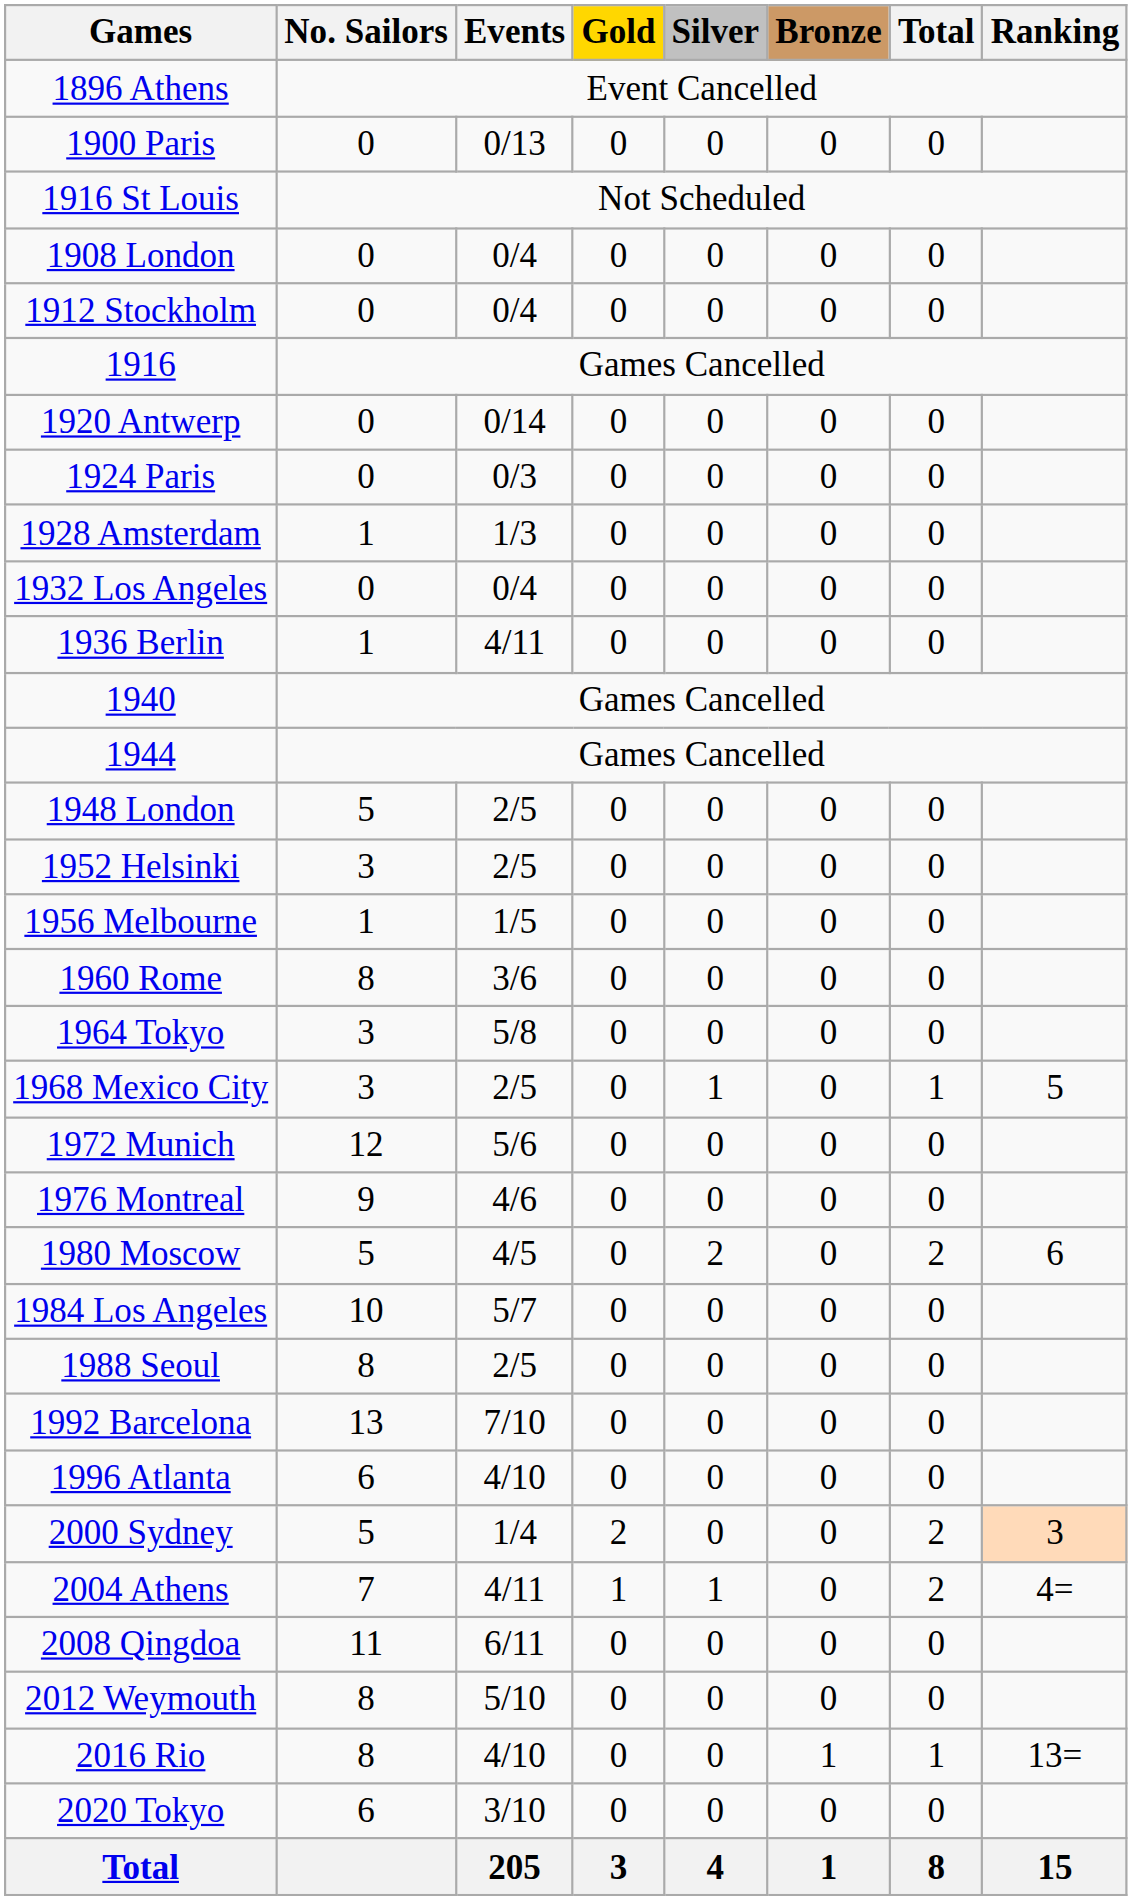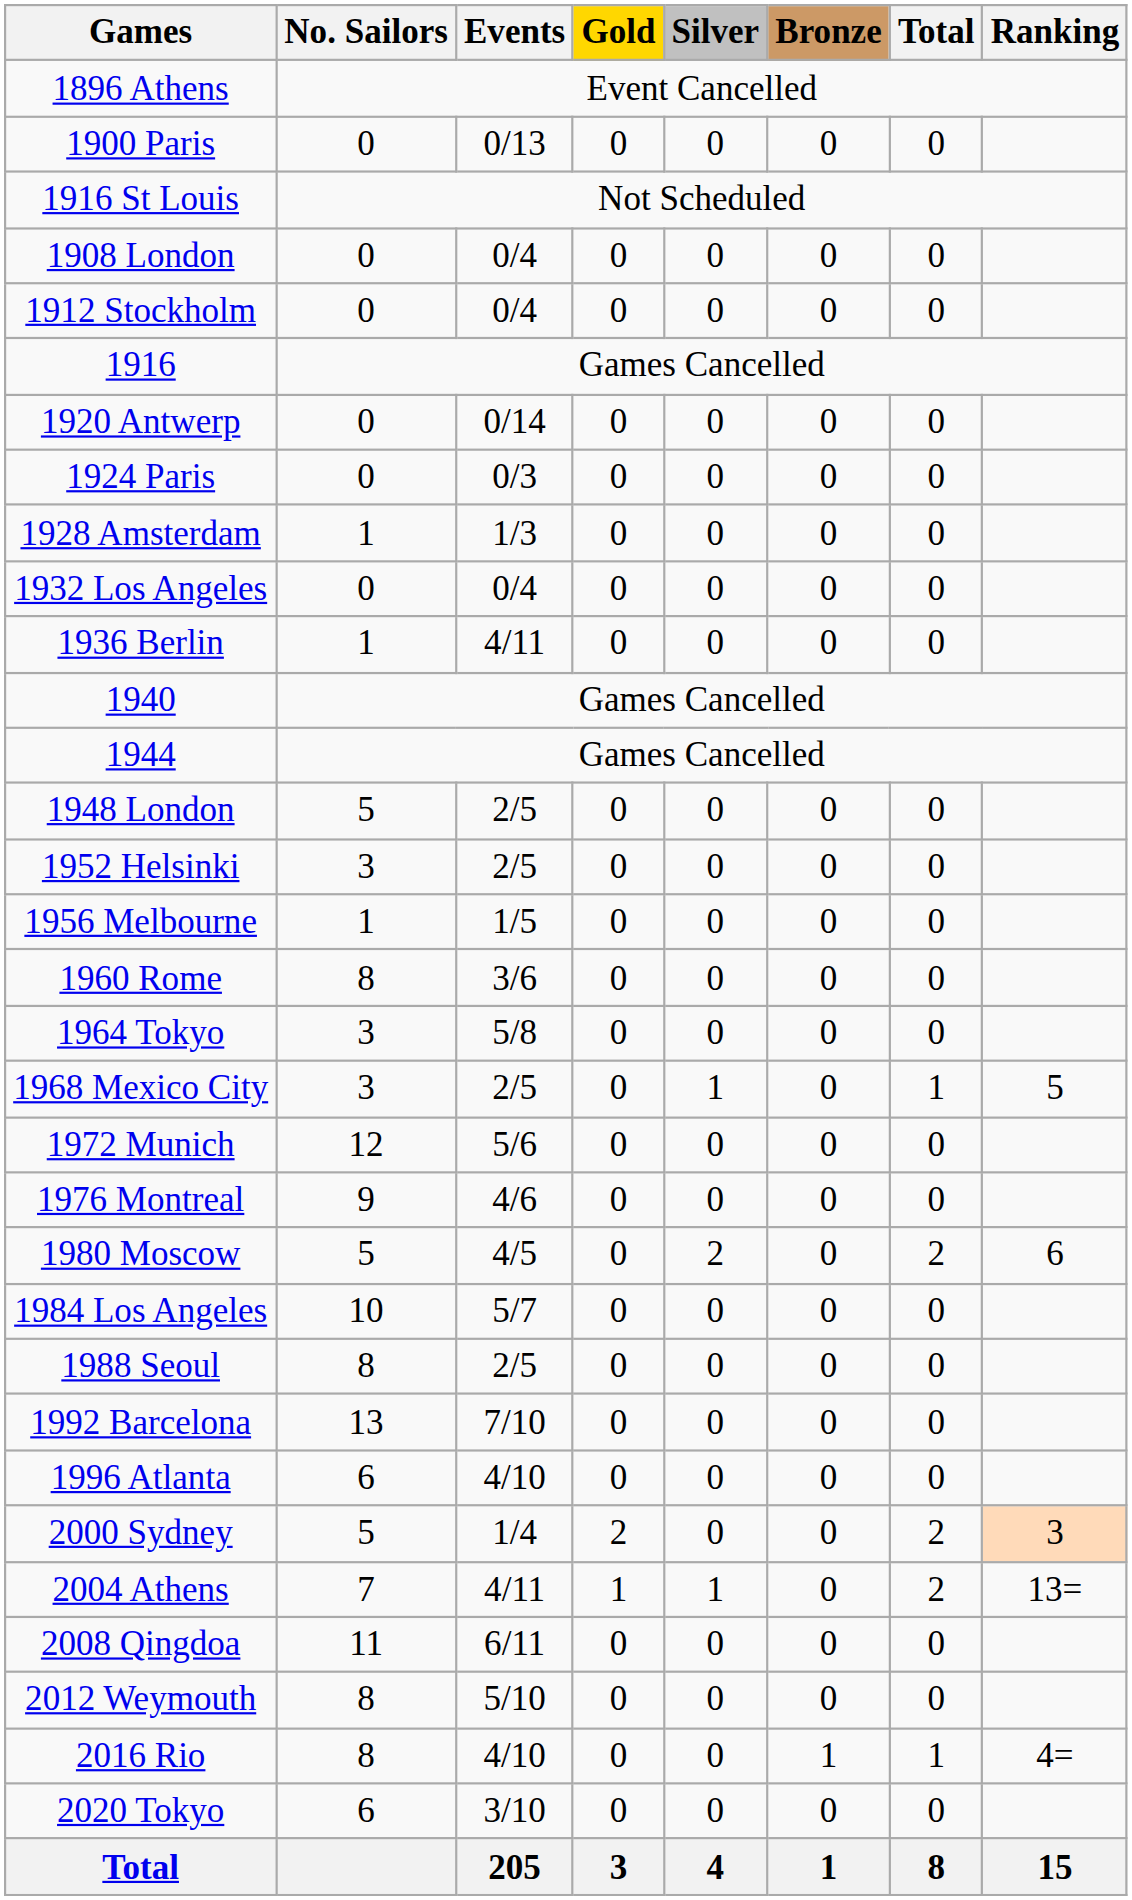(1055, 1588) 4= -> (1055, 1588) 13=
(1055, 1754) 13= -> (1055, 1754) 4=
